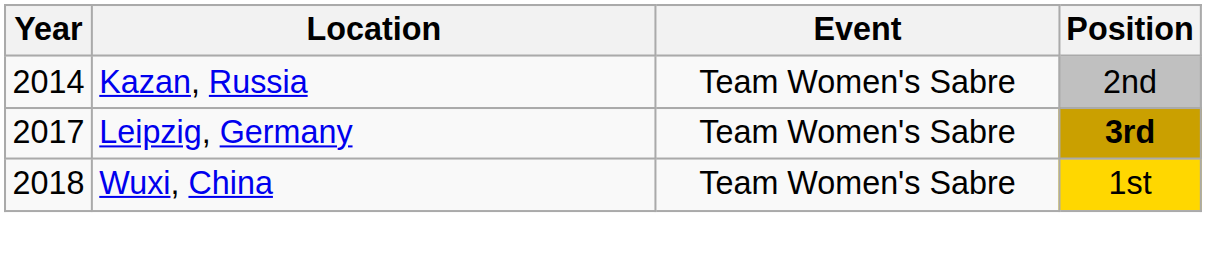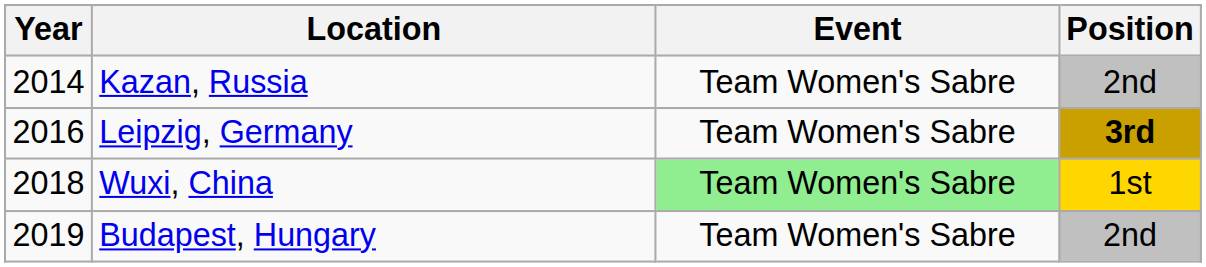(48, 132) 2017 -> (48, 132) 2016
(857, 183) no background -> (857, 183) lightgreen background
+ row: (238, 235)
